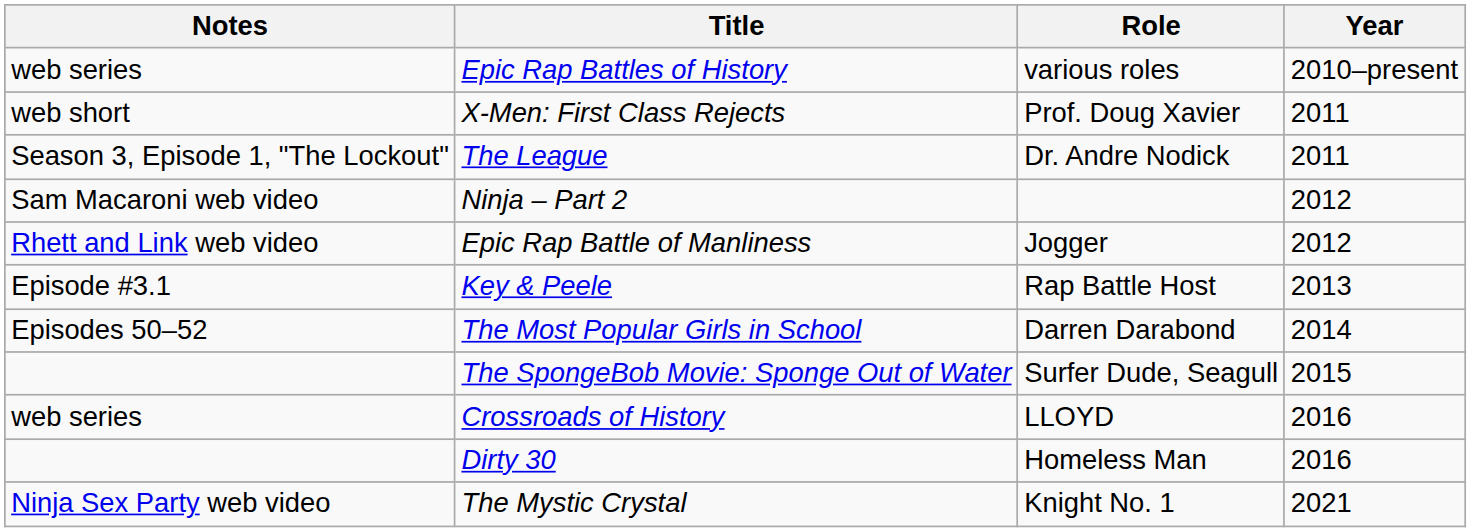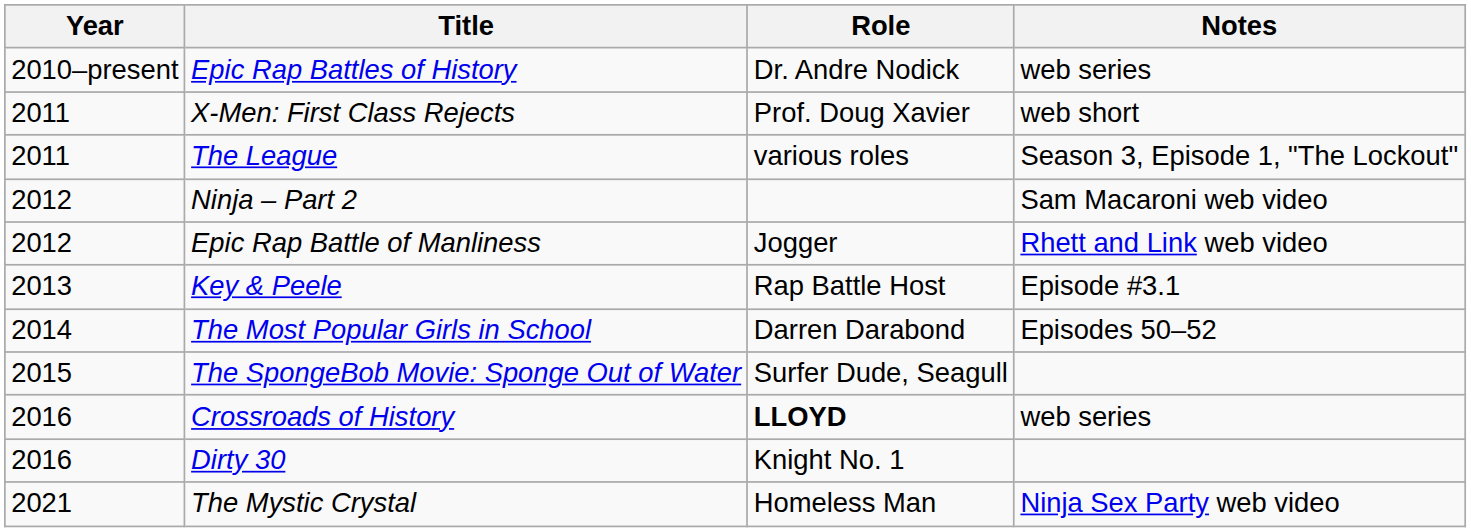columns swapped: (1374, 26) <-> (230, 26)
(1102, 69) various roles -> (856, 69) Dr. Andre Nodick
(1127, 156) Dr. Andre Nodick -> (831, 156) various roles
(1069, 416) normal -> (800, 416) bold
(1115, 460) Homeless Man -> (829, 460) Knight No. 1
(1099, 503) Knight No. 1 -> (845, 503) Homeless Man
